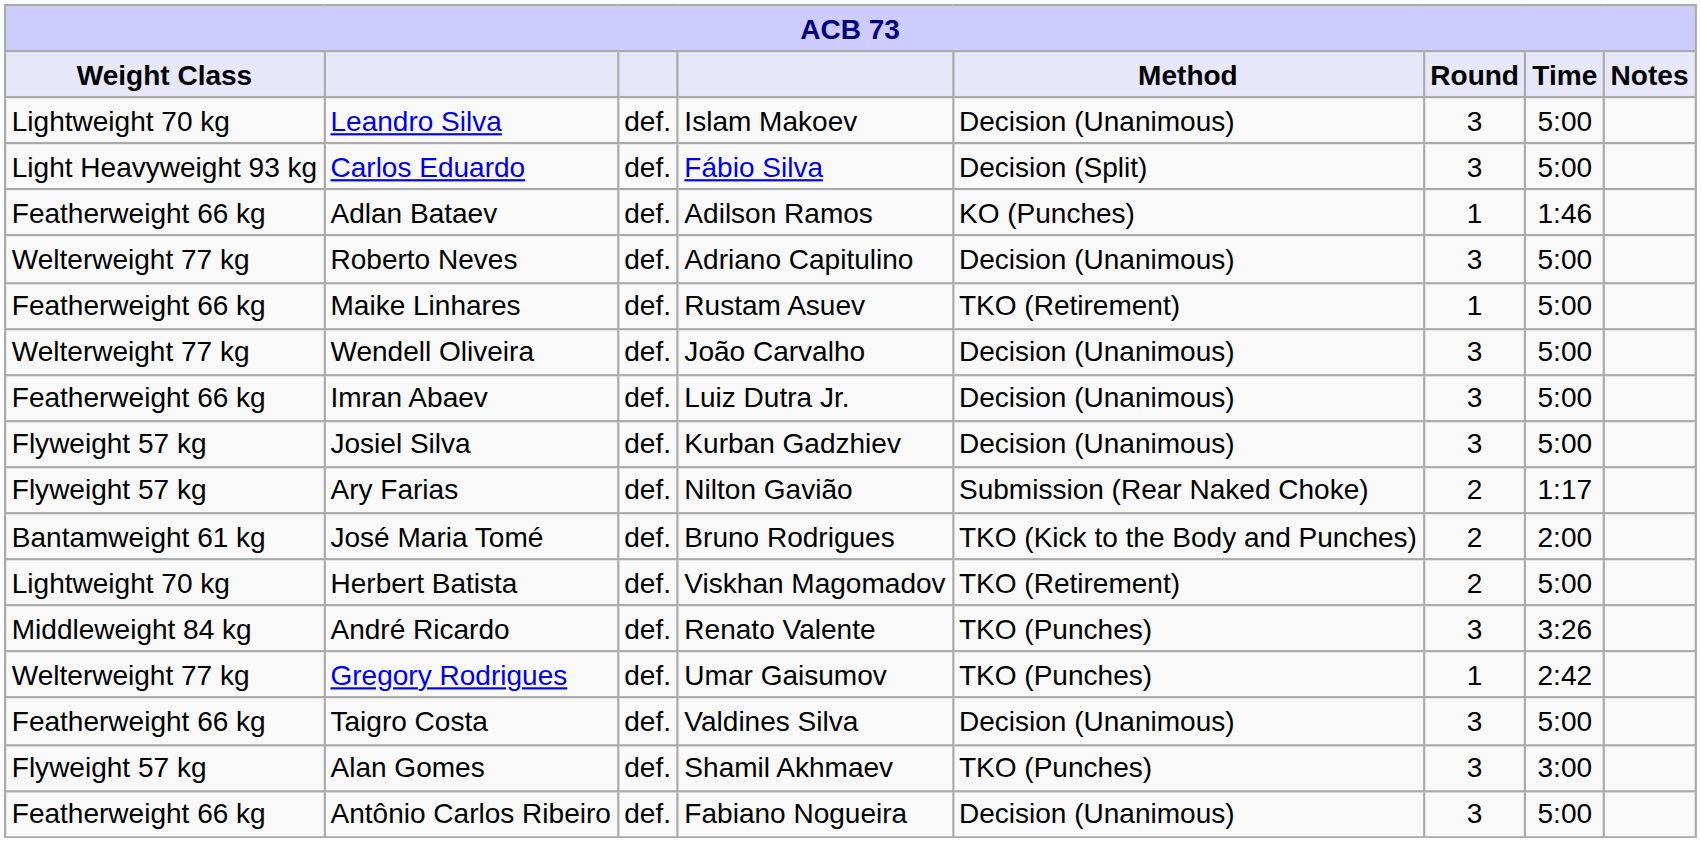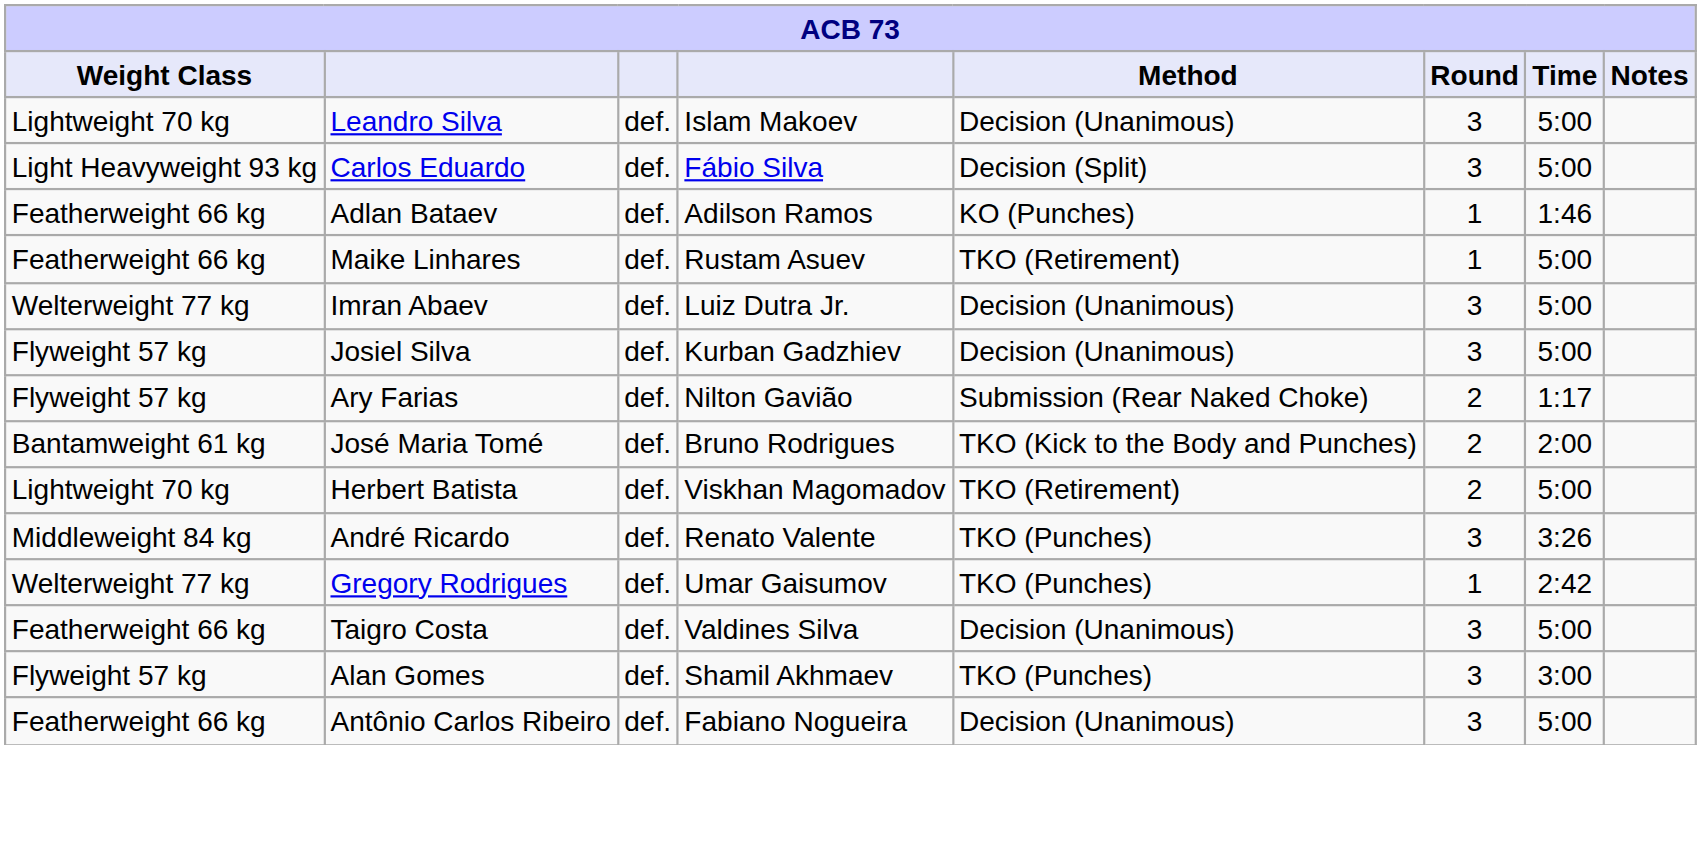- row: (424, 259)
- row: (432, 351)
(139, 398) Featherweight 66 kg -> (131, 305) Welterweight 77 kg
